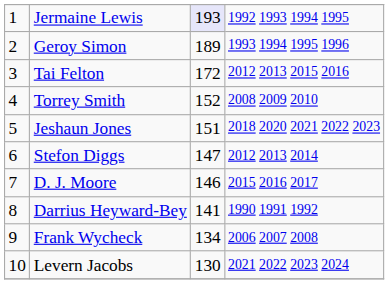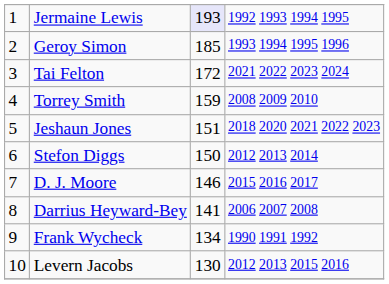(208, 45) 189 -> (208, 45) 185
(288, 73) 2012 2013 2015 2016 -> (288, 73) 2021 2022 2023 2024
(208, 100) 152 -> (208, 100) 159
(208, 155) 147 -> (208, 155) 150
(273, 210) 1990 1991 1992 -> (273, 210) 2006 2007 2008
(273, 237) 2006 2007 2008 -> (273, 237) 1990 1991 1992
(288, 264) 2021 2022 2023 2024 -> (288, 264) 2012 2013 2015 2016
